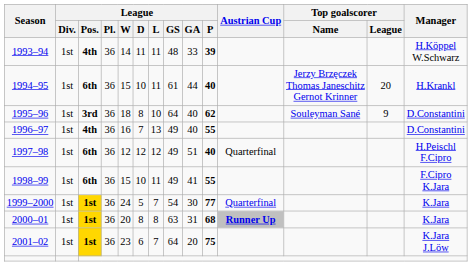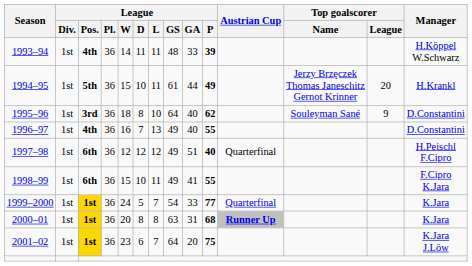(90, 85) 6th -> (90, 85) 5th
(210, 85) 40 -> (210, 85) 49
(192, 203) 30 -> (192, 203) 33
